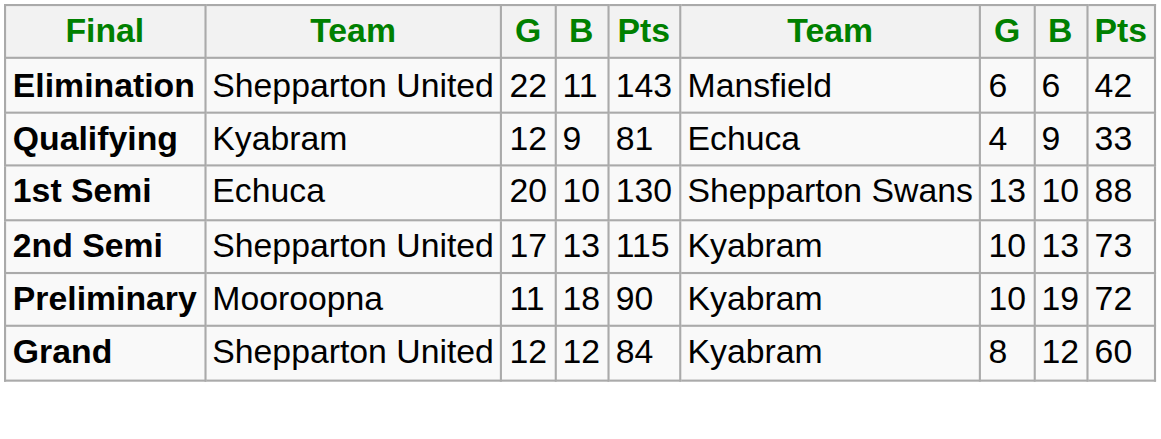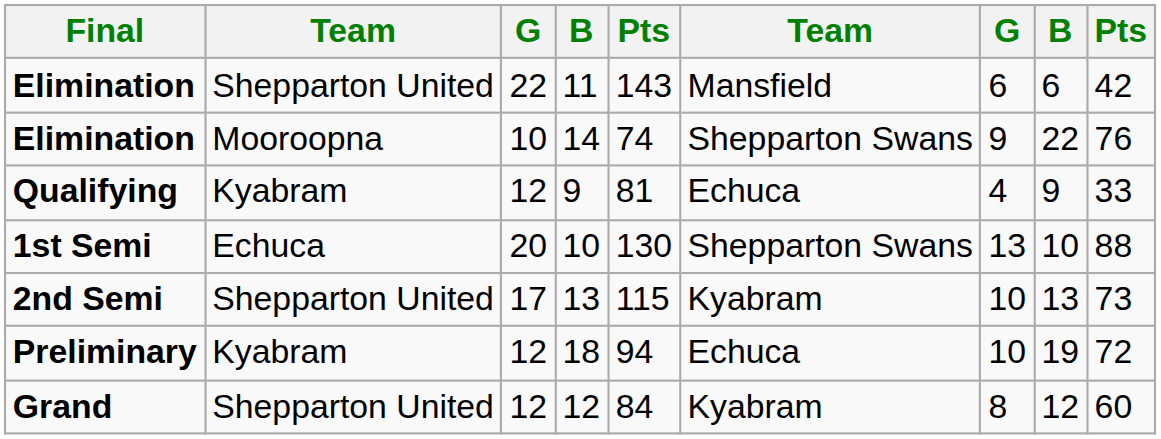+ row: (581, 138)
(298, 298) Mooroopna -> (280, 352) Kyabram
(527, 298) 11 -> (528, 352) 12
(634, 298) 90 -> (634, 352) 94
(755, 298) Kyabram -> (744, 352) Echuca
